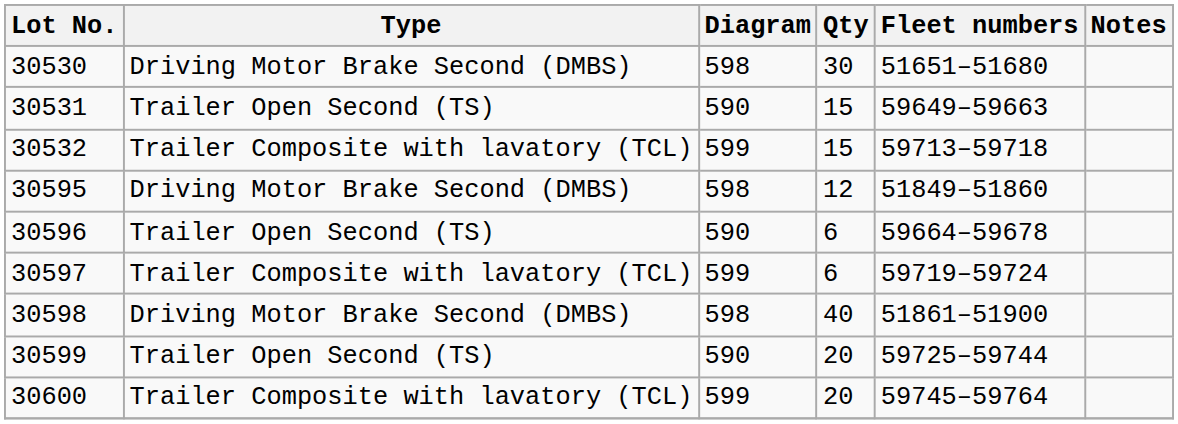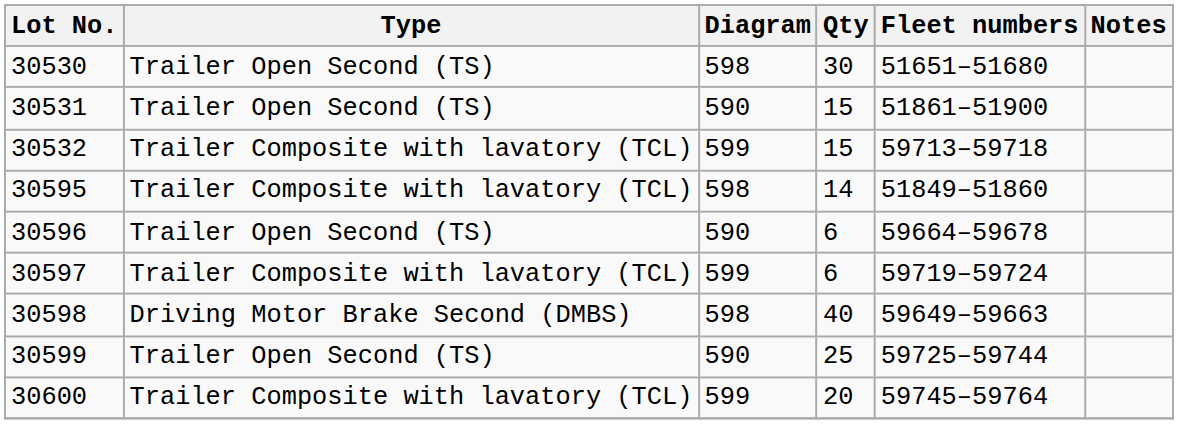(381, 67) Driving Motor Brake Second (DMBS) -> (312, 67) Trailer Open Second (TS)
(964, 108) 59649–59663 -> (964, 108) 51861–51900
(381, 191) Driving Motor Brake Second (DMBS) -> (411, 191) Trailer Composite with lavatory (TCL)
(838, 191) 12 -> (838, 191) 14
(964, 315) 51861–51900 -> (964, 315) 59649–59663
(838, 356) 20 -> (838, 356) 25
